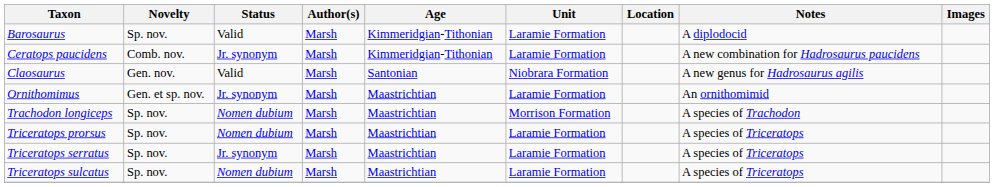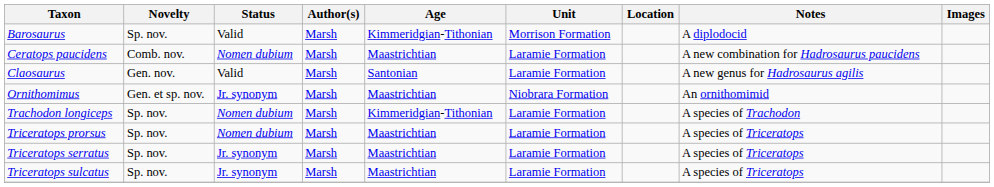(557, 34) Laramie Formation -> (560, 34) Morrison Formation
(247, 53) Jr. synonym -> (255, 53) Nomen dubium
(430, 53) Kimmeridgian-Tithonian -> (402, 53) Maastrichtian
(559, 73) Niobrara Formation -> (557, 73) Laramie Formation
(557, 93) Laramie Formation -> (559, 93) Niobrara Formation
(402, 113) Maastrichtian -> (430, 113) Kimmeridgian-Tithonian
(560, 113) Morrison Formation -> (557, 113) Laramie Formation
(255, 172) Nomen dubium -> (247, 172) Jr. synonym
